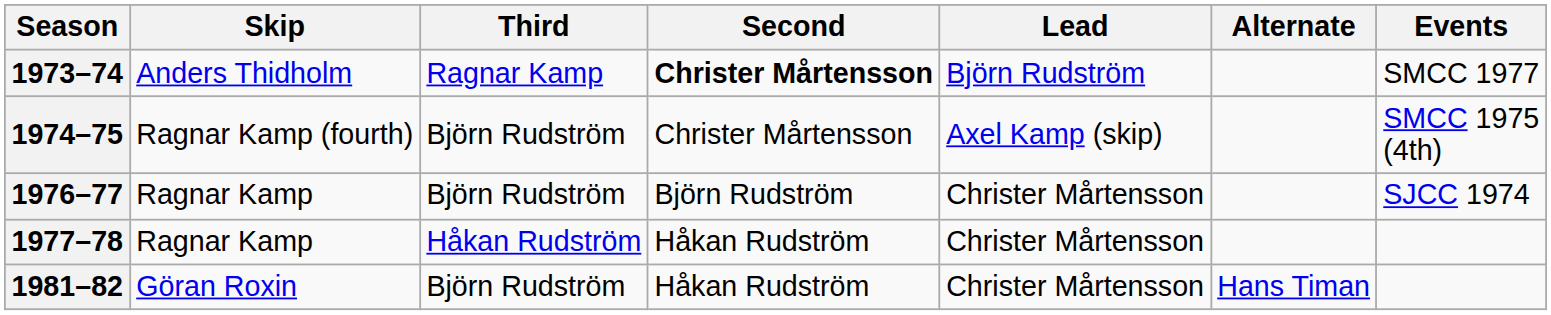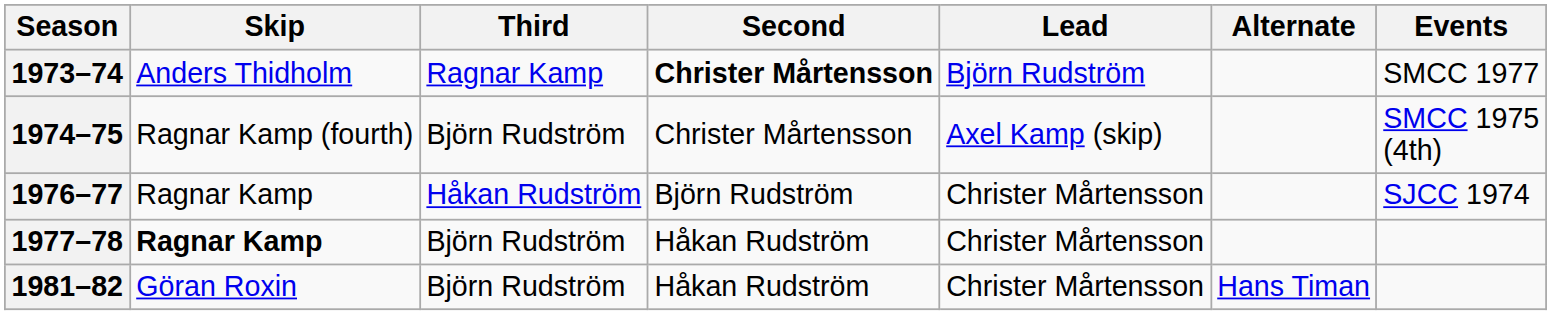(526, 195) Björn Rudström -> (534, 195) Håkan Rudström
(225, 241) normal -> (229, 241) bold
(534, 241) Håkan Rudström -> (526, 241) Björn Rudström
